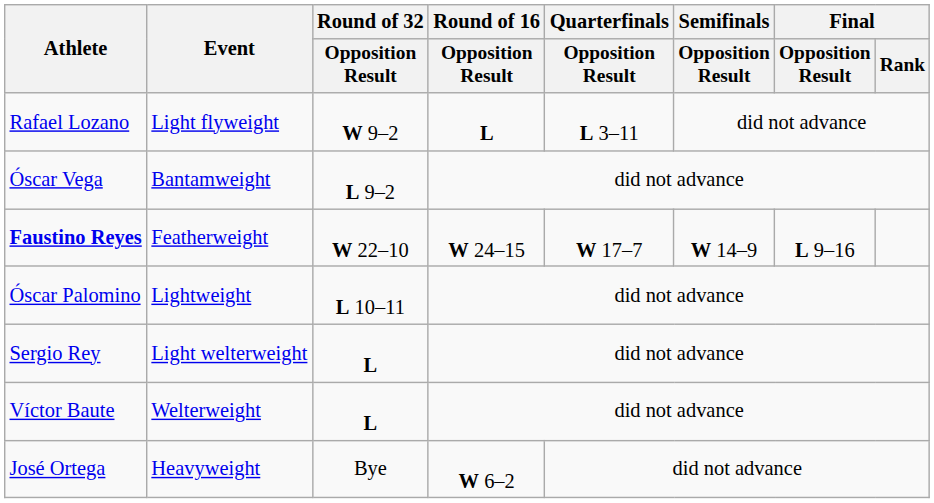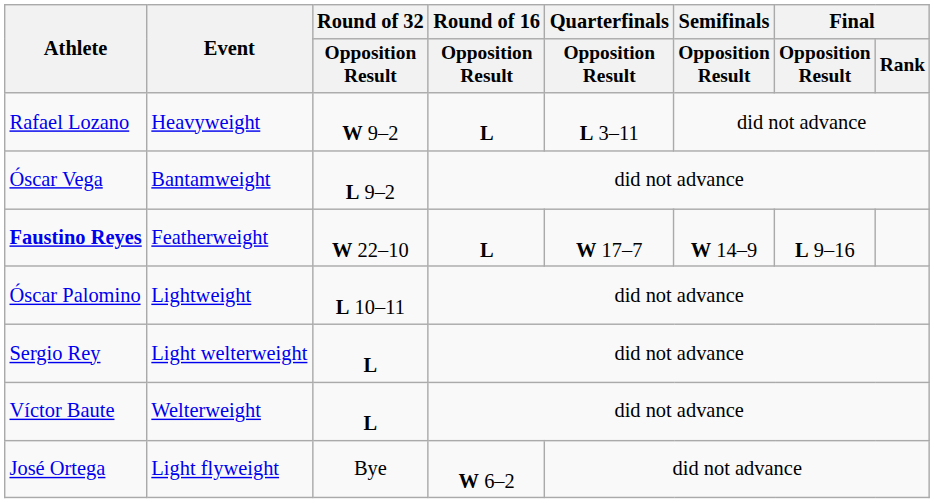(215, 122) Light flyweight -> (206, 122) Heavyweight
(487, 249) W 24–15 -> (487, 249) L
(206, 469) Heavyweight -> (215, 469) Light flyweight
